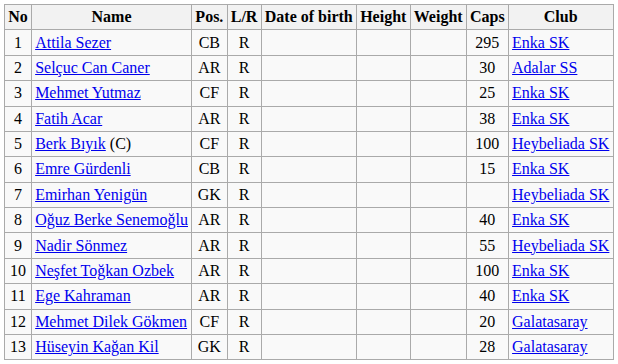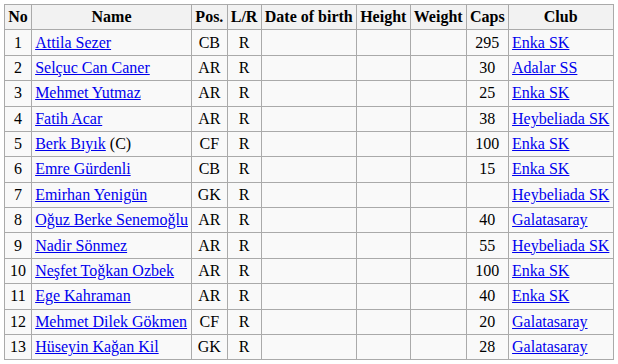(209, 93) CF -> (209, 93) AR
(541, 118) Enka SK -> (561, 118) Heybeliada SK
(561, 144) Heybeliada SK -> (541, 144) Enka SK
(541, 220) Enka SK -> (550, 220) Galatasaray
